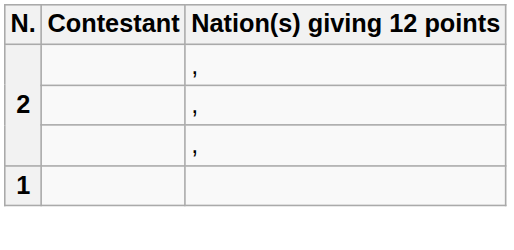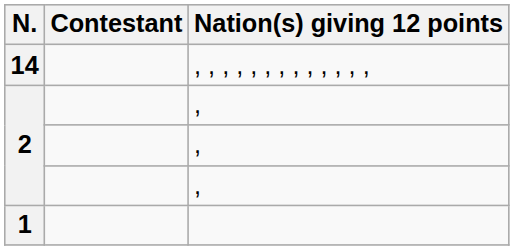+ row: (25, 64)
